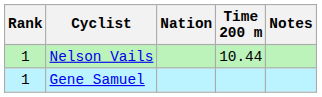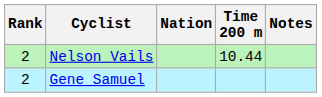(25, 56) 1 -> (25, 56) 2
(25, 80) 1 -> (25, 80) 2
